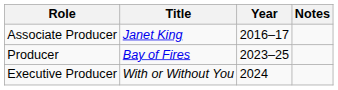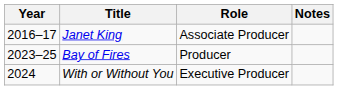columns swapped: (264, 14) <-> (62, 14)
